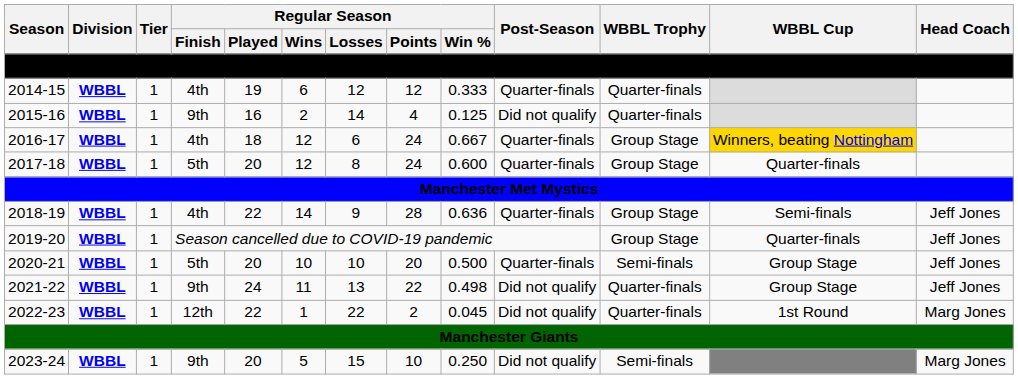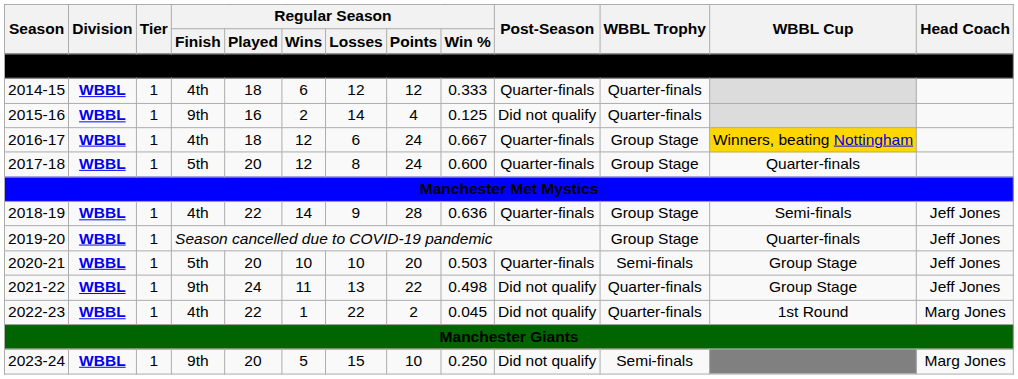(253, 90) 19 -> (253, 90) 18
(468, 262) 0.500 -> (468, 262) 0.503
(198, 312) 12th -> (198, 312) 4th
